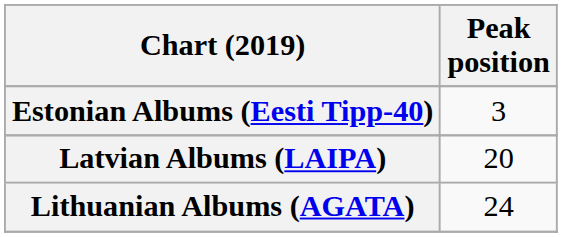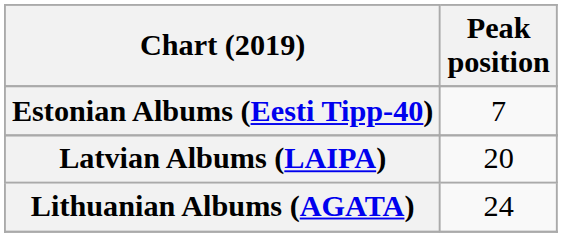(499, 110) 3 -> (499, 110) 7
